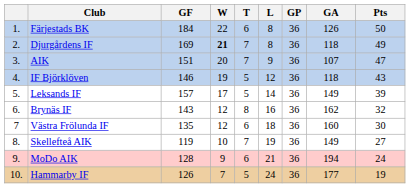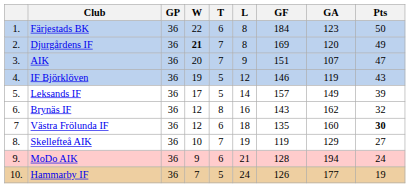columns swapped: (294, 12) <-> (186, 12)
(331, 28) 126 -> (331, 28) 123
(331, 45) 118 -> (331, 45) 120
(331, 77) 118 -> (331, 77) 119
(380, 126) normal -> (380, 126) bold
(331, 142) 149 -> (331, 142) 129
